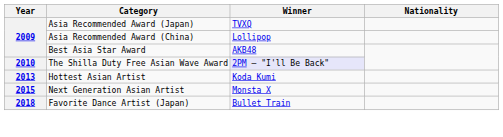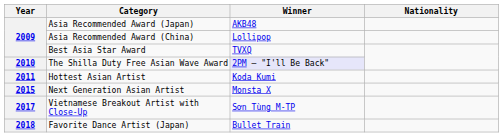(242, 24) TVXQ -> (244, 24) AKB48
(244, 50) AKB48 -> (242, 50) TVXQ
(25, 77) 2013 -> (25, 77) 2011
+ row: (124, 107)
